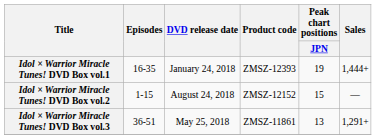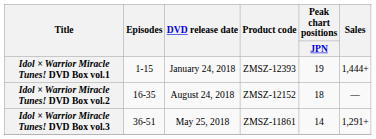(144, 69) 16-35 -> (144, 69) 1-15
(144, 95) 1-15 -> (144, 95) 16-35
(319, 95) 15 -> (319, 95) 18
(319, 121) 13 -> (319, 121) 14
